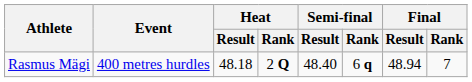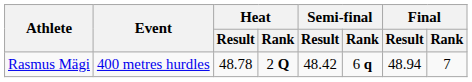(236, 64) 48.18 -> (236, 64) 48.78
(320, 64) 48.40 -> (320, 64) 48.42
